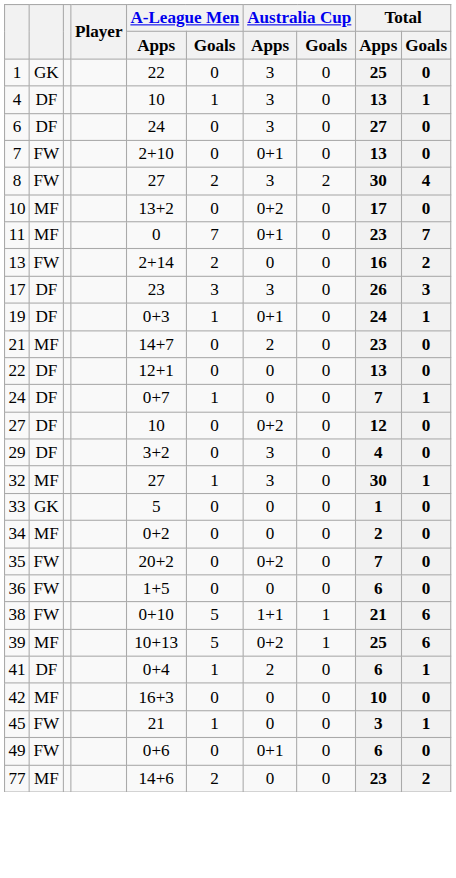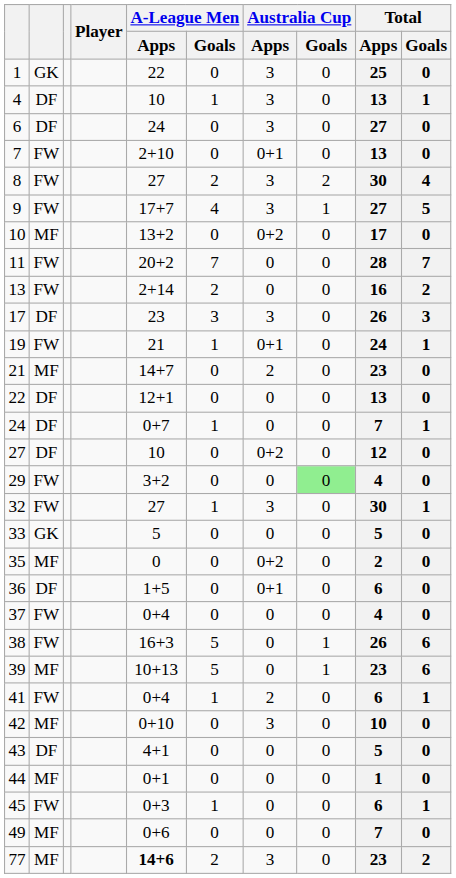+ row: (17, 208)
(46, 235) MF -> (46, 262) FW
(156, 235) 0 -> (156, 262) 20+2
(270, 235) 0+1 -> (270, 262) 0
(378, 235) 23 -> (378, 262) 28
(46, 316) DF -> (46, 343) FW
(156, 316) 0+3 -> (156, 343) 21
(46, 452) DF -> (46, 479) FW
(270, 452) 3 -> (270, 479) 0
(326, 452) no background -> (326, 479) lightgreen background
(46, 479) MF -> (46, 506) FW
(378, 506) 1 -> (378, 533) 5
- row: (17, 533)
(46, 561) FW -> (46, 561) MF
(156, 561) 20+2 -> (156, 561) 0
(378, 561) 7 -> (378, 561) 2
(46, 588) FW -> (46, 588) DF
(270, 588) 0 -> (270, 588) 0+1
+ row: (17, 615)
(156, 615) 0+10 -> (156, 642) 16+3
(270, 615) 1+1 -> (270, 642) 0
(378, 615) 21 -> (378, 642) 26
(270, 642) 0+2 -> (270, 669) 0
(378, 642) 25 -> (378, 669) 23
(46, 669) DF -> (46, 696) FW
(156, 696) 16+3 -> (156, 724) 0+10
(270, 696) 0 -> (270, 724) 3
+ row: (17, 751)
+ row: (17, 778)
(156, 724) 21 -> (156, 805) 0+3
(378, 724) 3 -> (378, 805) 6
(46, 751) FW -> (46, 832) MF
(270, 751) 0+1 -> (270, 832) 0
(378, 751) 6 -> (378, 832) 7
(156, 778) normal -> (156, 859) bold
(270, 778) 0 -> (270, 859) 3
